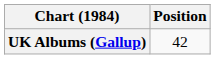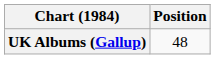(180, 41) 42 -> (180, 41) 48
